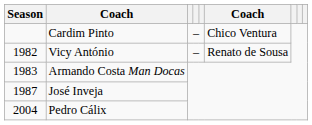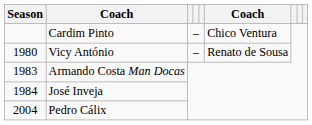(25, 52) 1982 -> (25, 52) 1980
(25, 91) 1987 -> (25, 91) 1984
